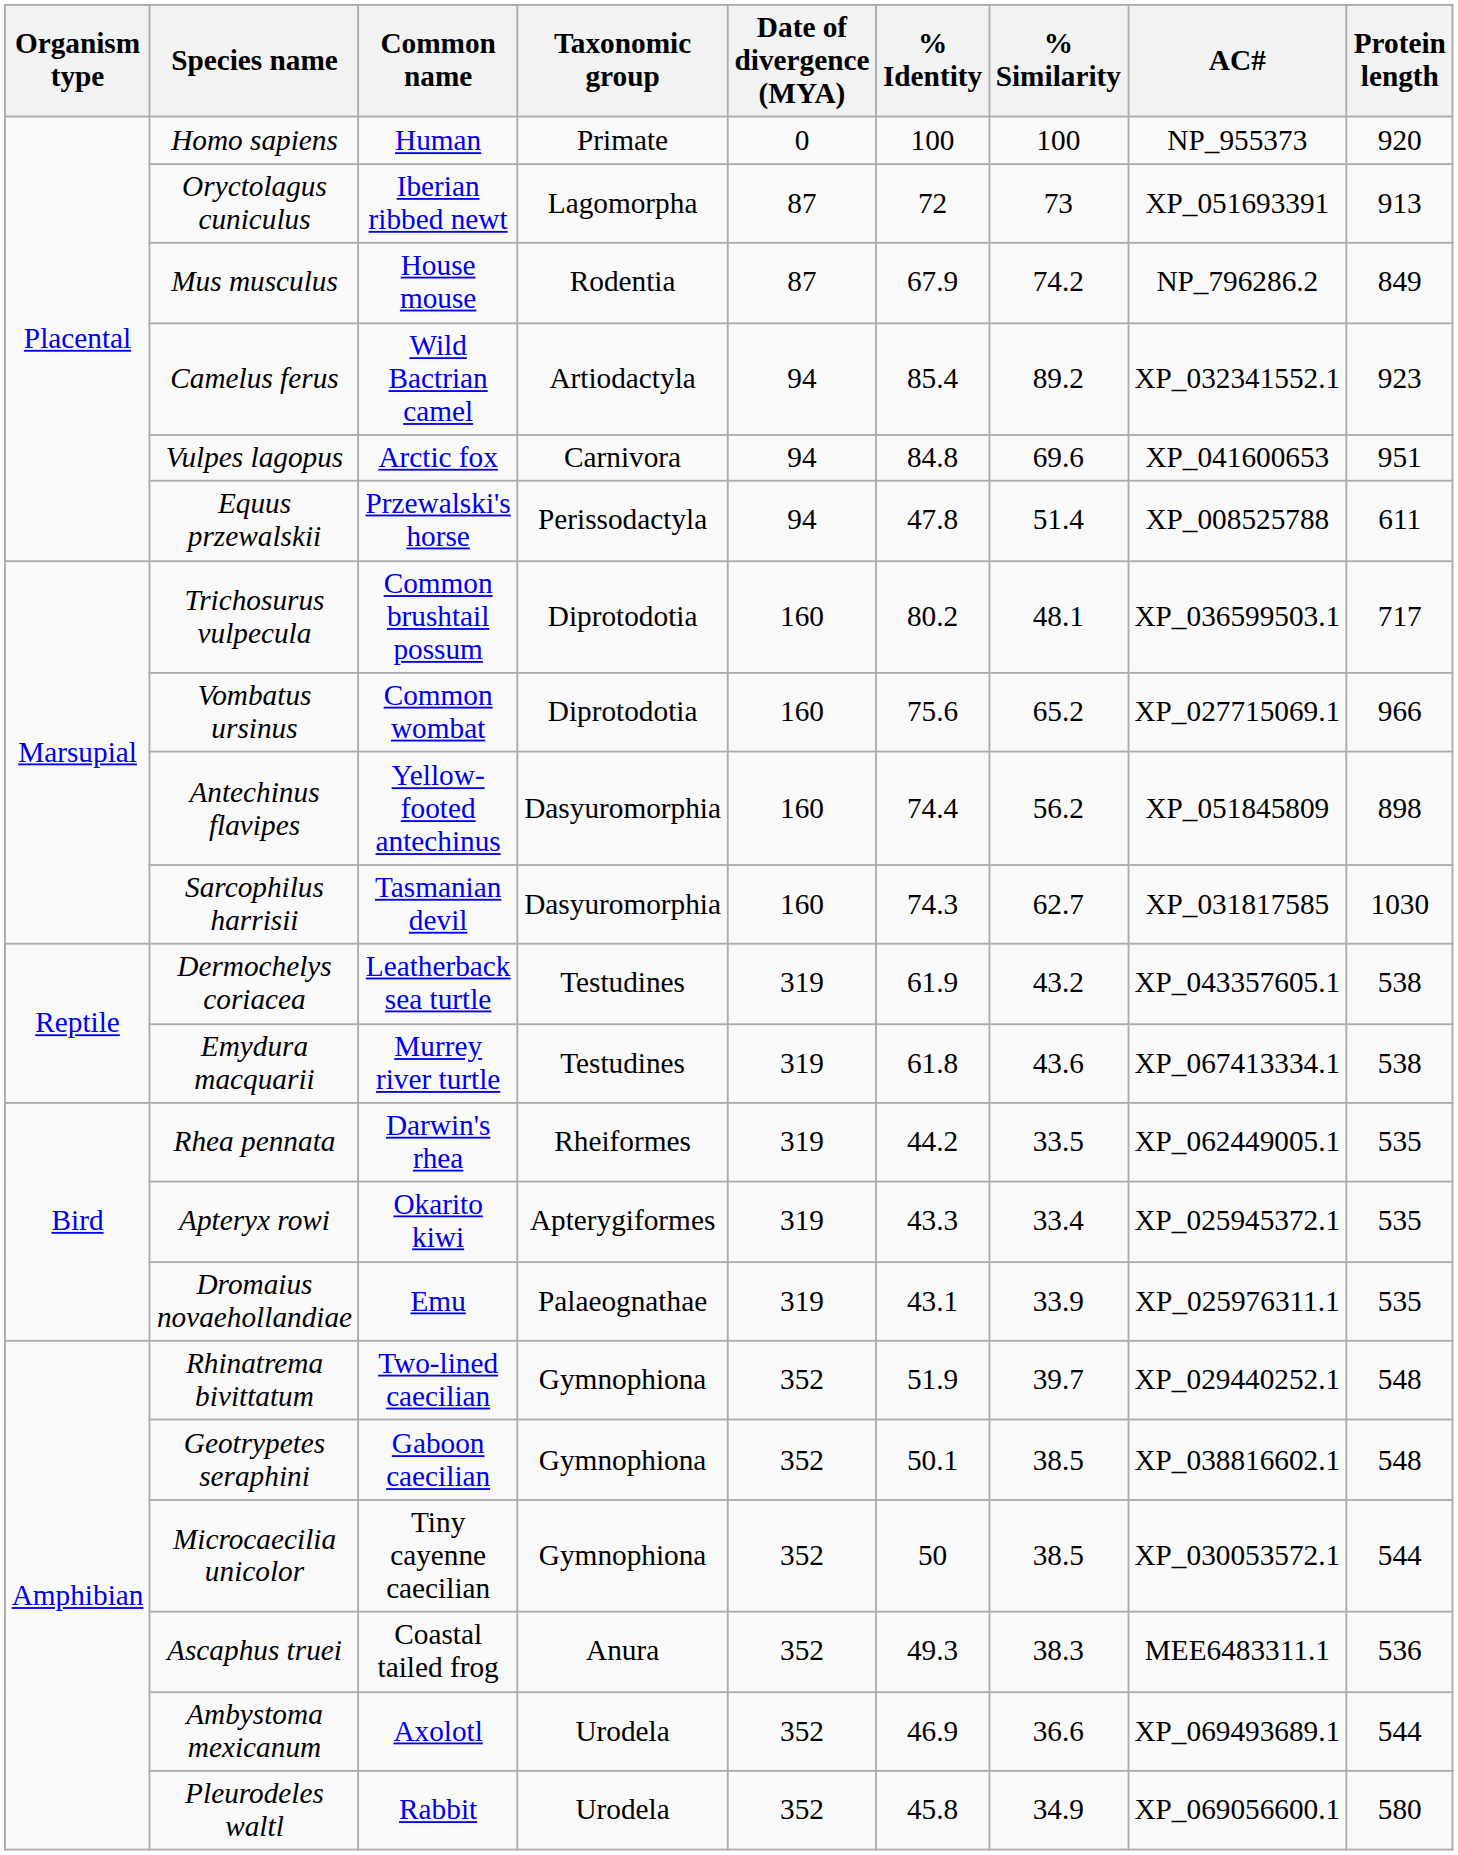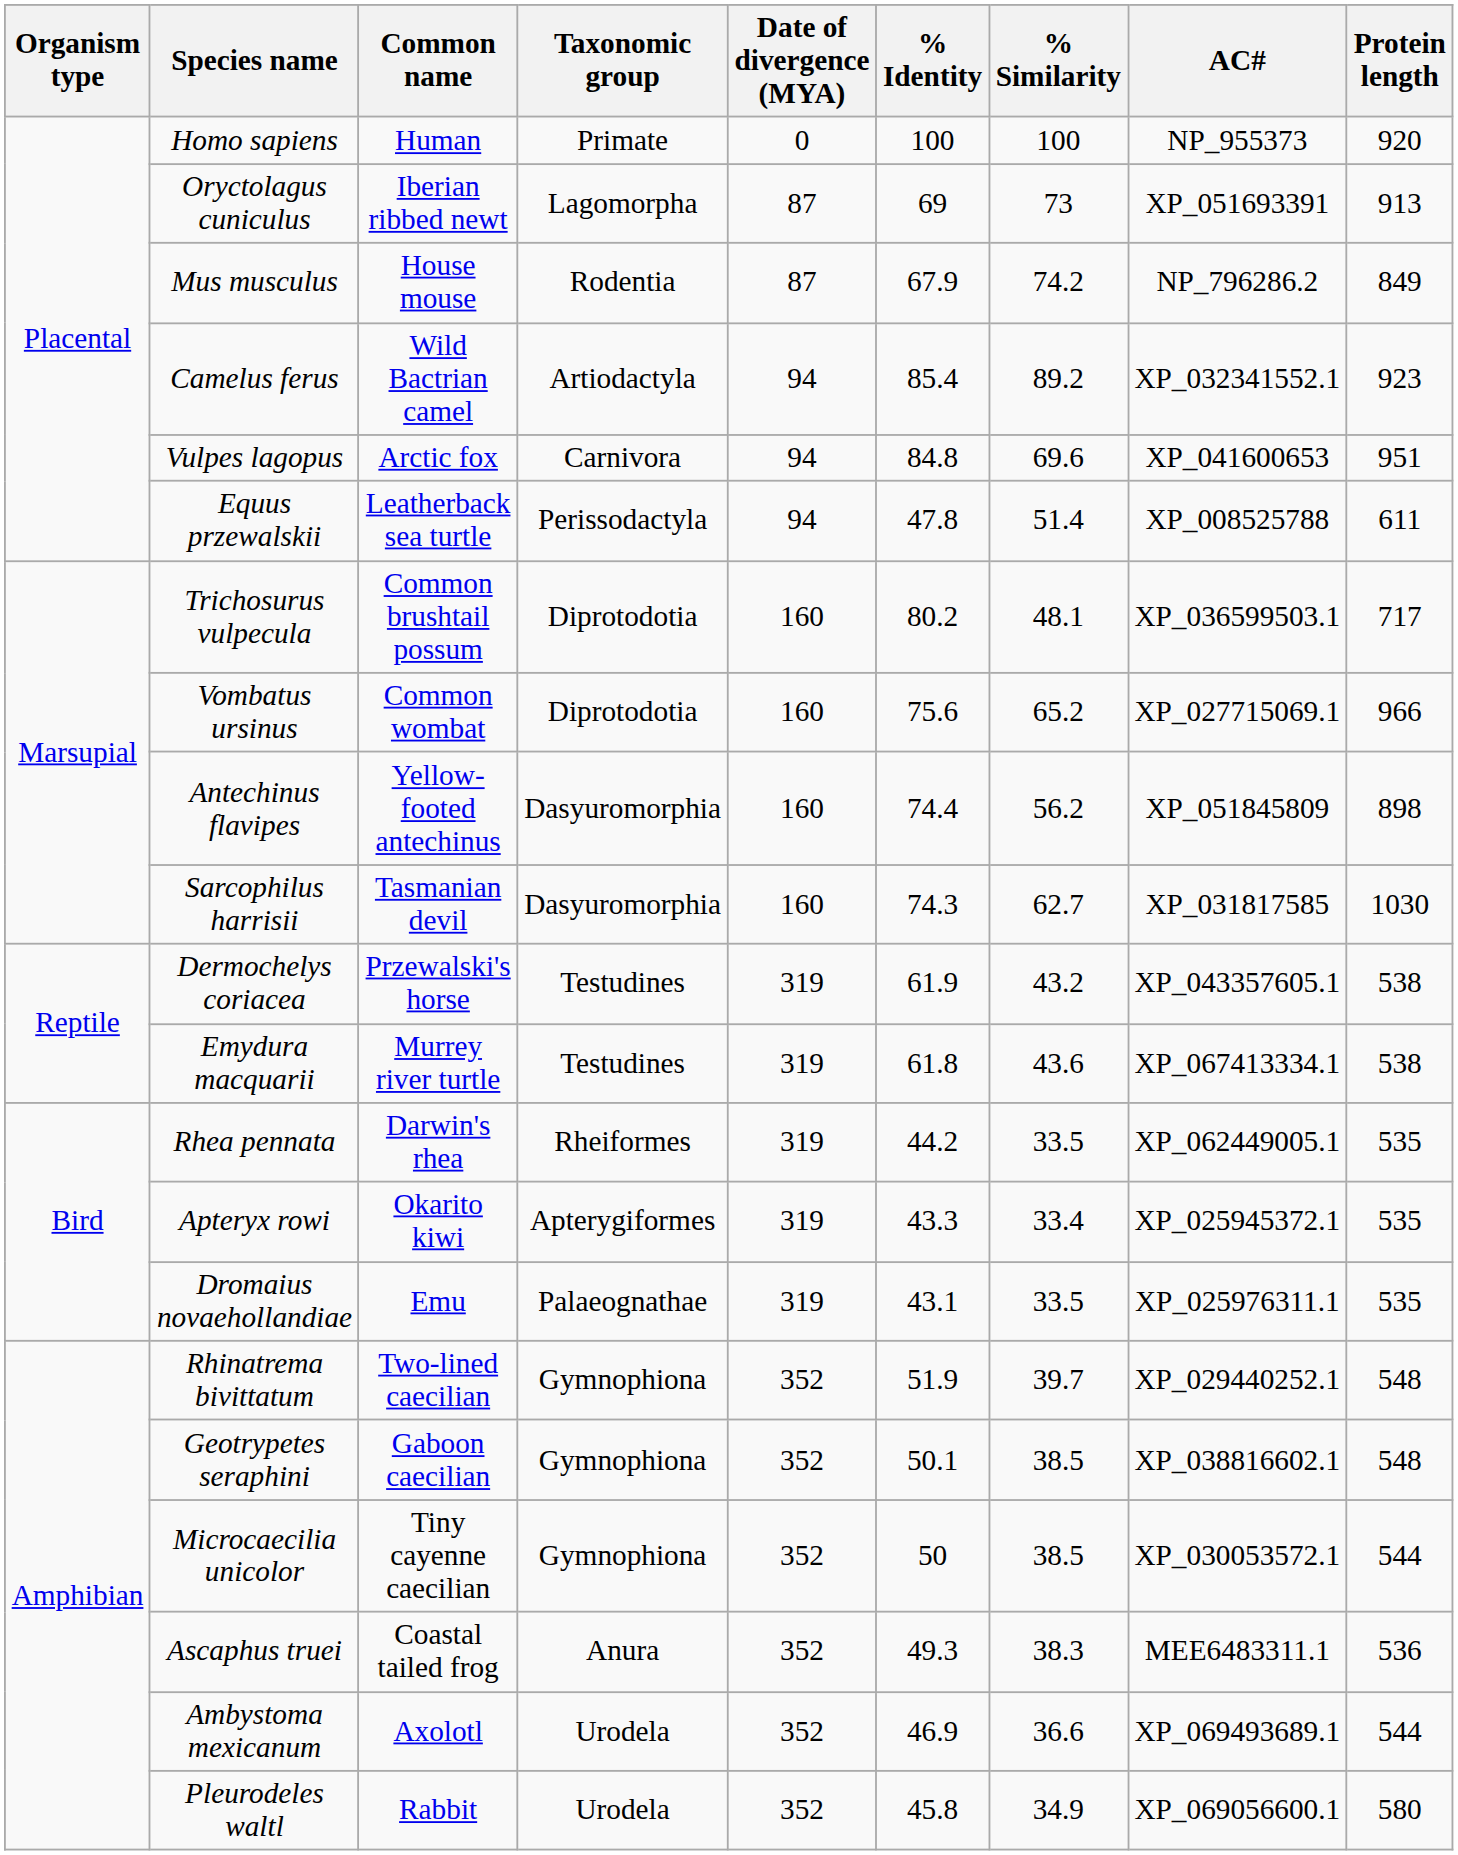(933, 202) 72 -> (933, 202) 69
(438, 520) Przewalski's horse -> (438, 520) Leatherback sea turtle
(438, 983) Leatherback sea turtle -> (438, 983) Przewalski's horse
(1058, 1300) 33.9 -> (1058, 1300) 33.5
